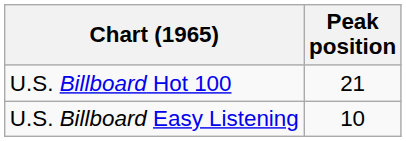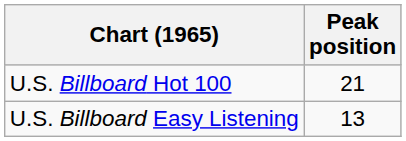(353, 118) 10 -> (353, 118) 13
